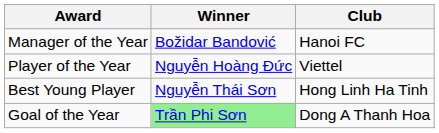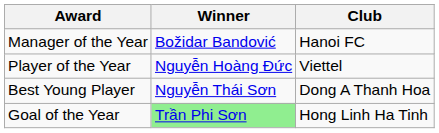(364, 90) Hong Linh Ha Tinh -> (365, 90) Dong A Thanh Hoa
(365, 115) Dong A Thanh Hoa -> (364, 115) Hong Linh Ha Tinh
